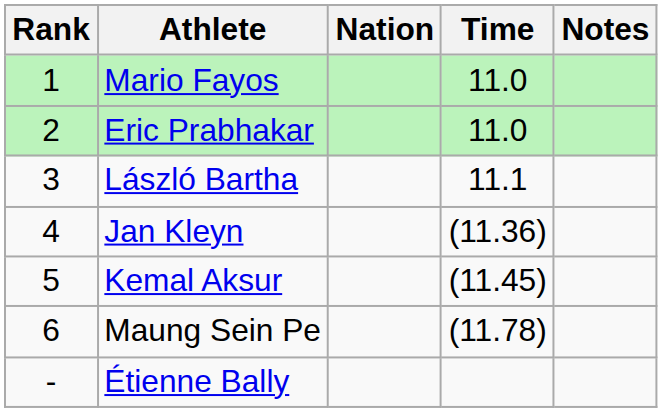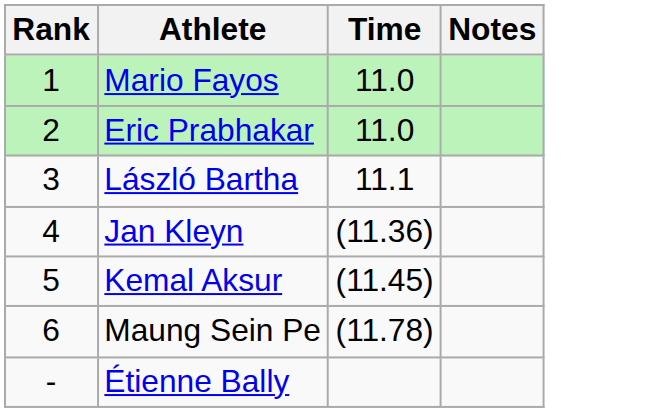- column: (385, 29)
